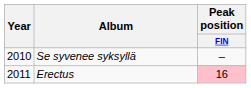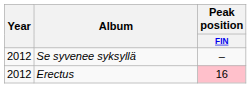(19, 56) 2010 -> (19, 56) 2012
(19, 74) 2011 -> (19, 74) 2012
